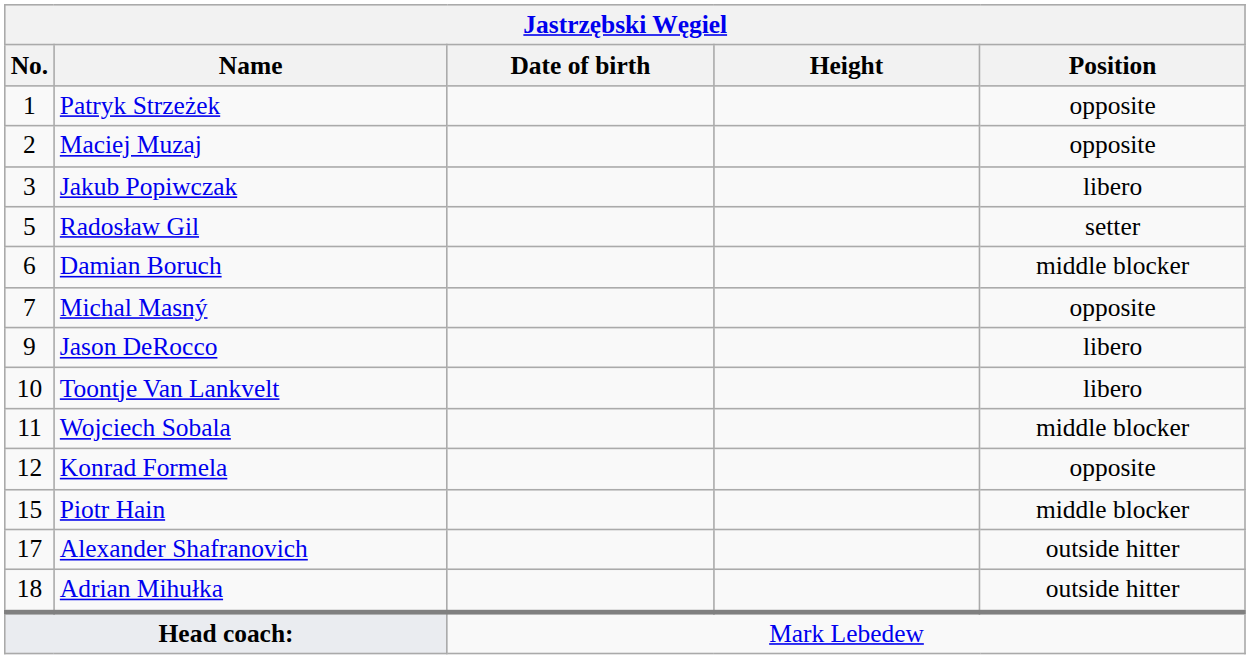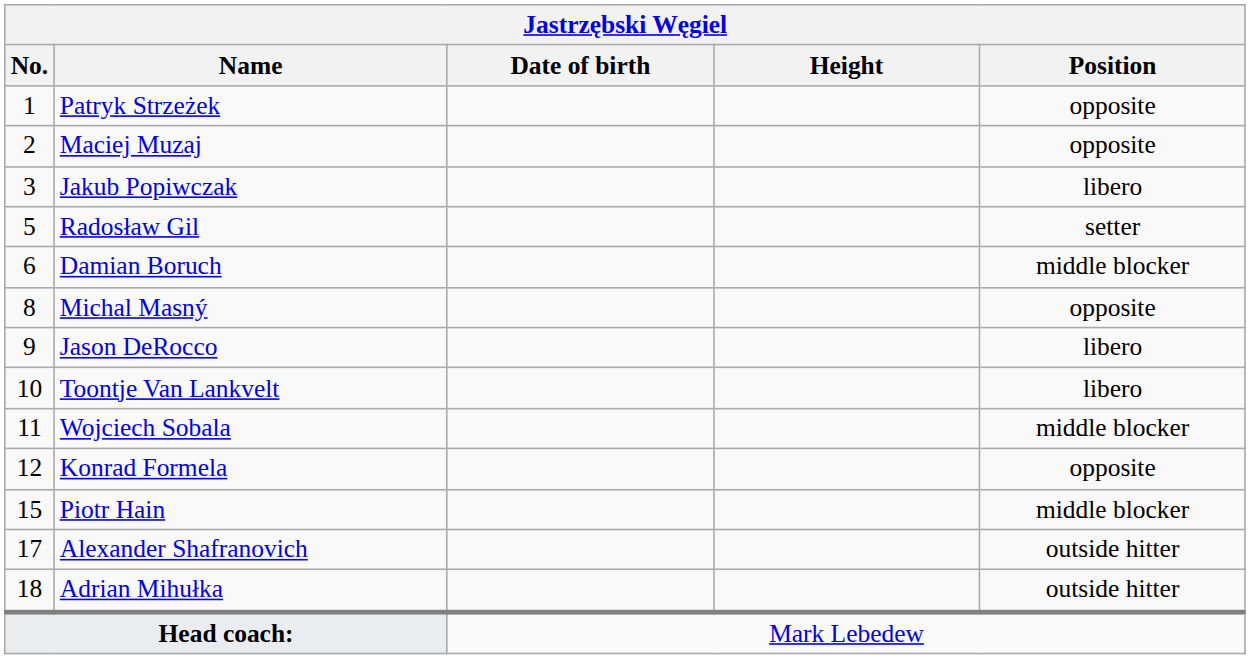(29, 307) 7 -> (29, 307) 8
